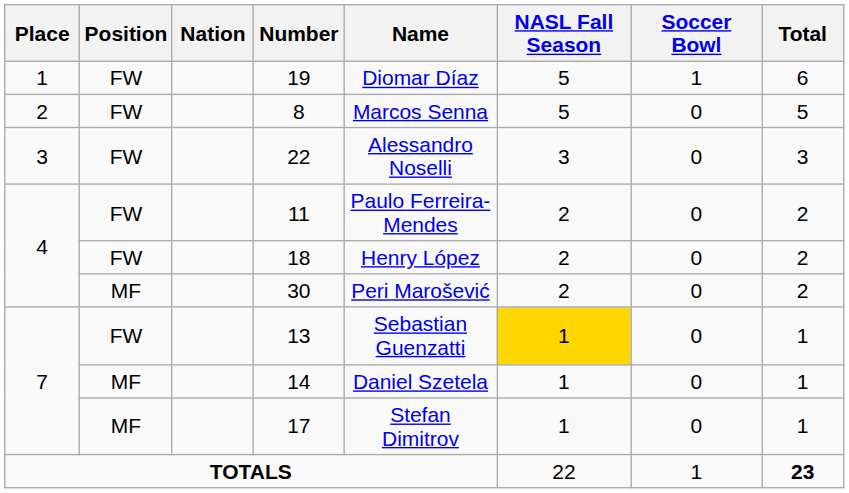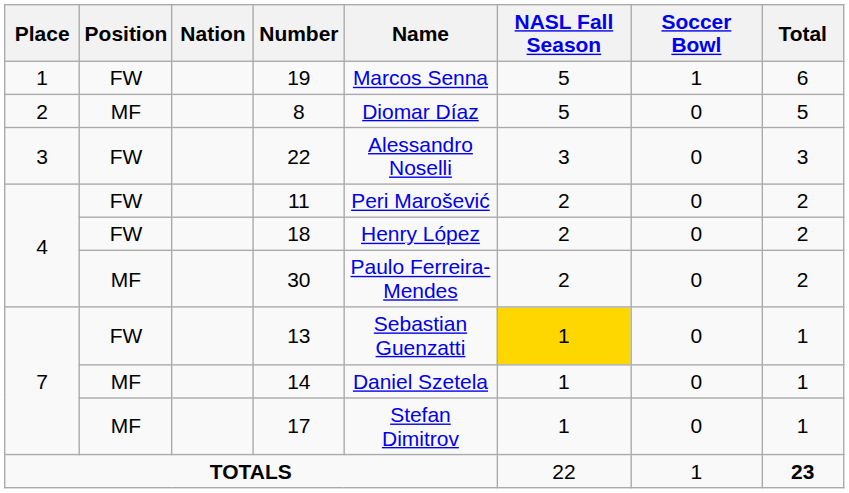(420, 78) Diomar Díaz -> (420, 78) Marcos Senna
(126, 111) FW -> (126, 111) MF
(420, 111) Marcos Senna -> (420, 111) Diomar Díaz
(420, 213) Paulo Ferreira-Mendes -> (420, 201) Peri Marošević
(420, 291) Peri Marošević -> (420, 279) Paulo Ferreira-Mendes
